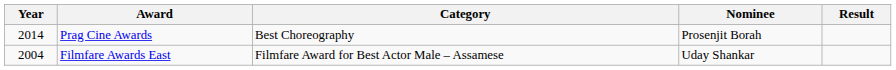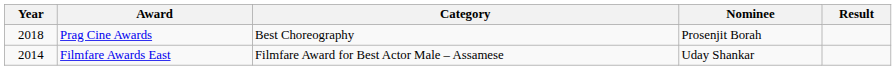(31, 34) 2014 -> (31, 34) 2018
(31, 55) 2004 -> (31, 55) 2014
